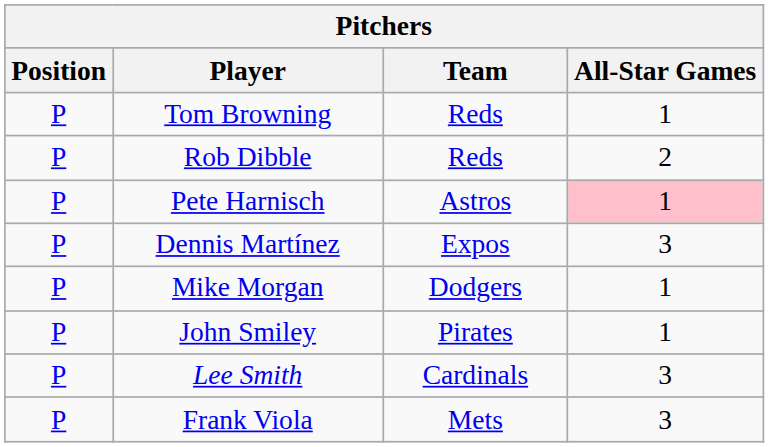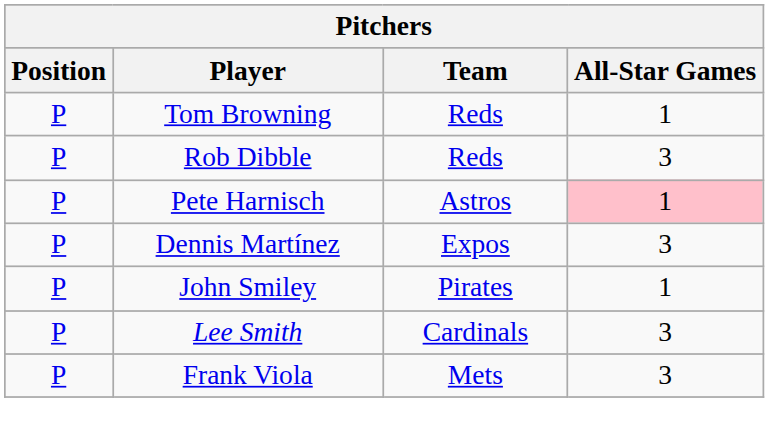(665, 157) 2 -> (665, 157) 3
- row: (248, 288)
